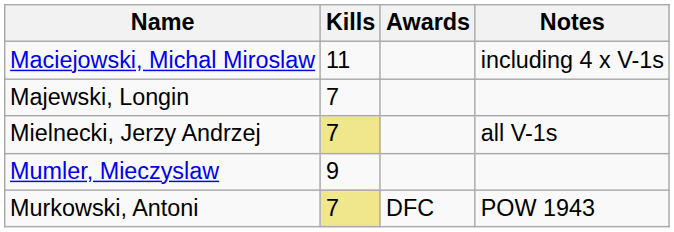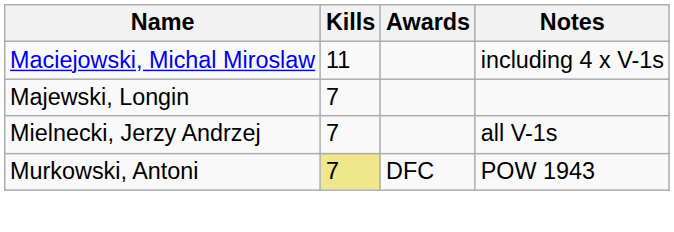(332, 134) khaki background -> (332, 134) no background
- row: (115, 171)
